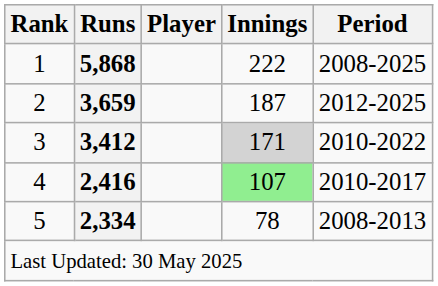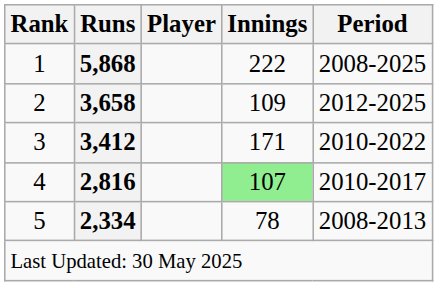(108, 102) 3,659 -> (108, 102) 3,658
(267, 102) 187 -> (267, 102) 109
(267, 142) lightgrey background -> (267, 142) no background
(108, 181) 2,416 -> (108, 181) 2,816
